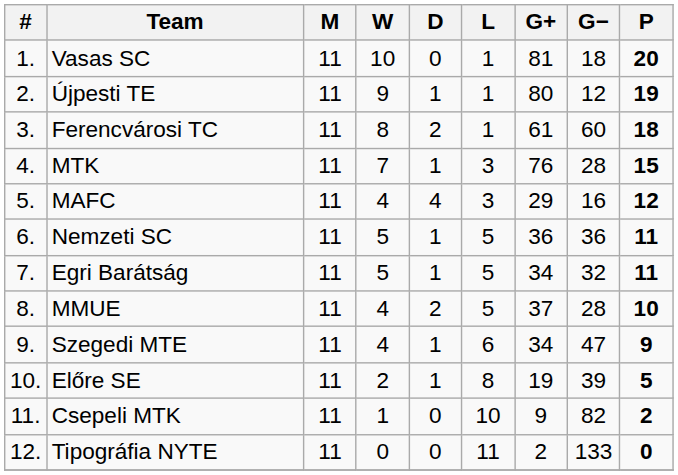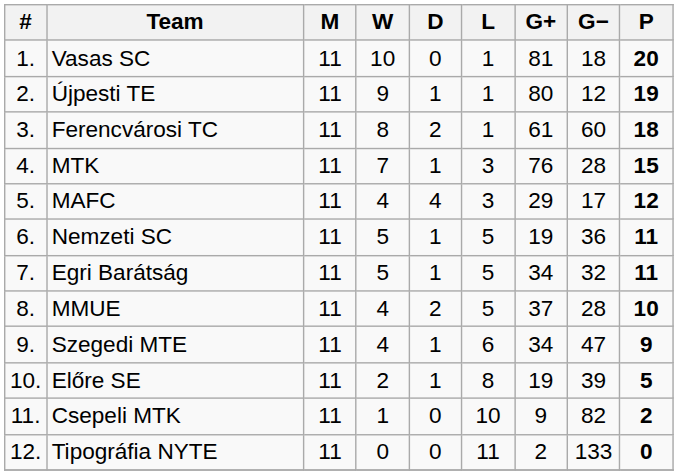(593, 201) 16 -> (593, 201) 17
(541, 237) 36 -> (541, 237) 19
